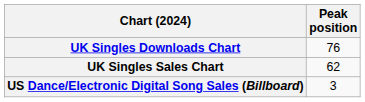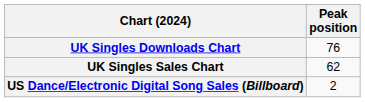(333, 86) 3 -> (333, 86) 2
